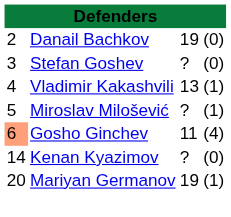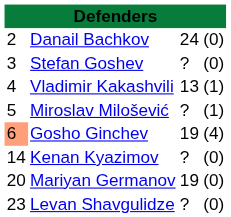(189, 39) 19 -> (189, 39) 24
(189, 133) 11 -> (189, 133) 19
(214, 181) (1) -> (214, 181) (0)
+ row: (102, 204)
